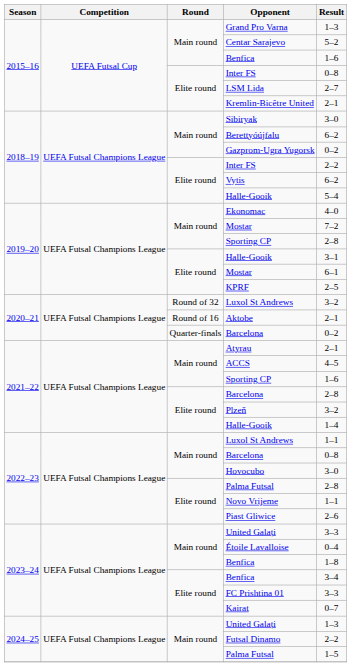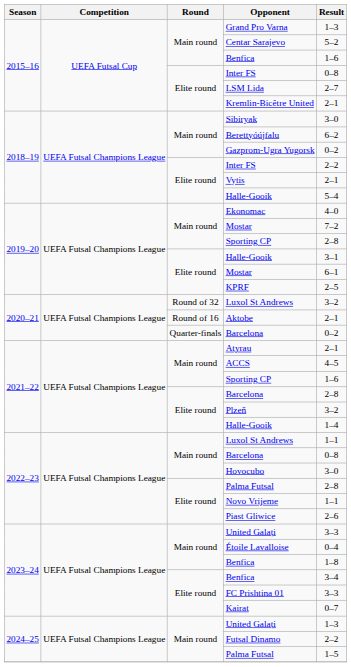(331, 180) 6–2 -> (331, 180) 2–1
